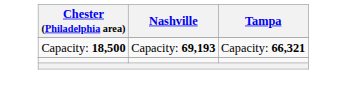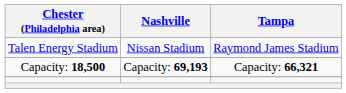+ row: (63, 47)
